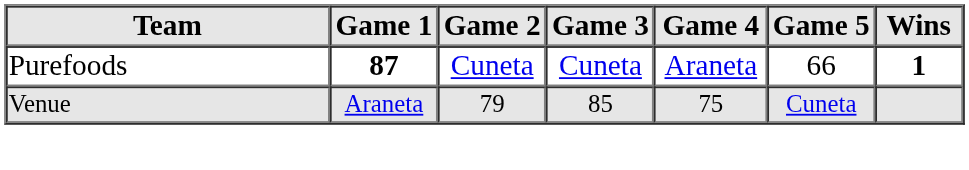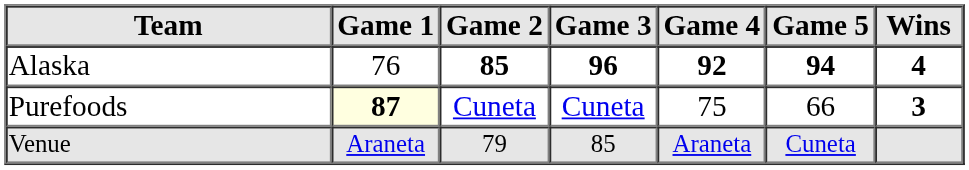+ row: (49, 65)
(384, 65) no background -> (386, 106) lightyellow background
(711, 65) Araneta -> (712, 106) 75
(919, 65) 1 -> (919, 106) 3
(711, 104) 75 -> (712, 144) Araneta
